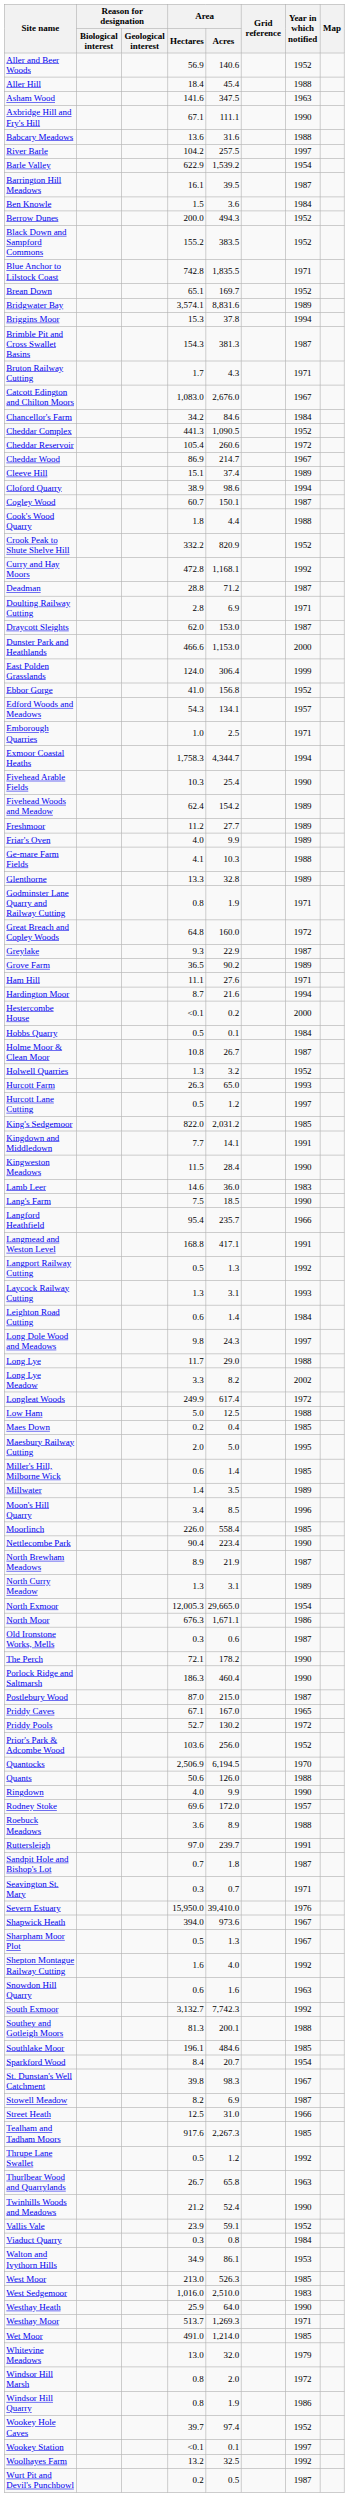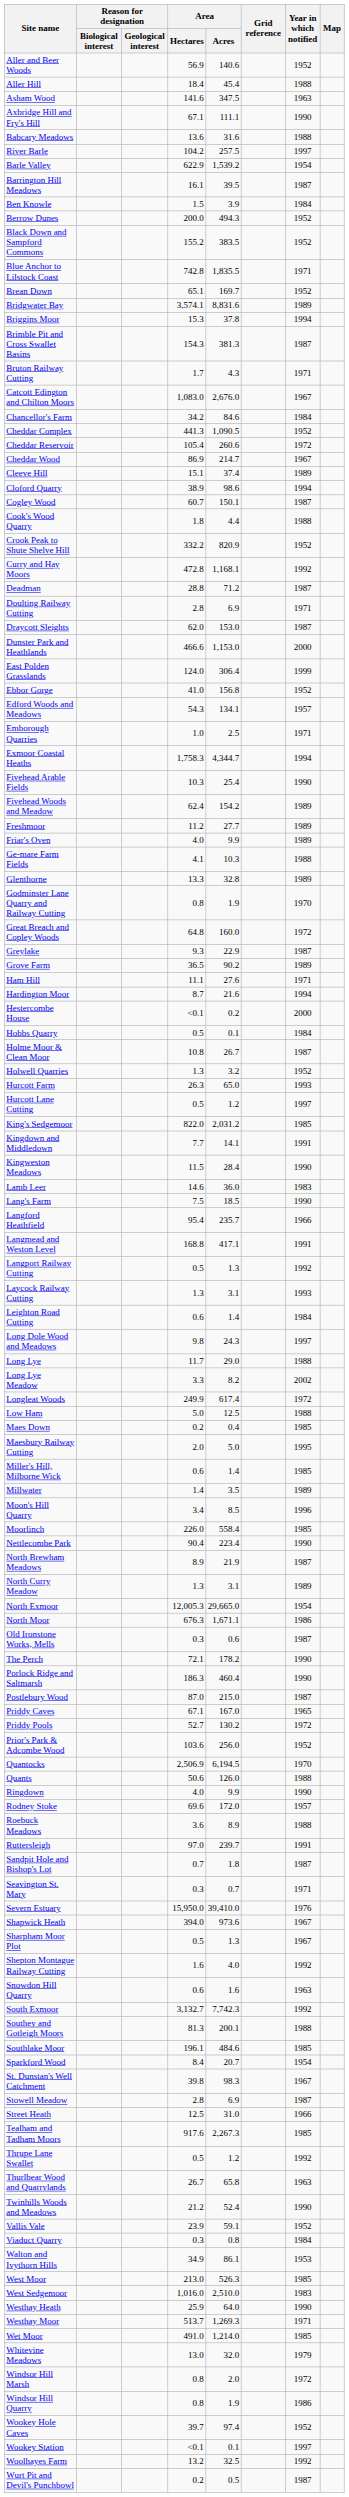(234, 204) 3.6 -> (234, 204) 3.9
(303, 903) 1971 -> (303, 903) 1970
(198, 2100) 8.2 -> (198, 2100) 2.8
